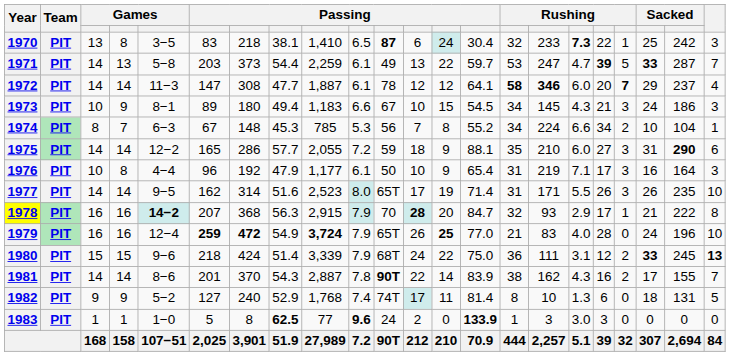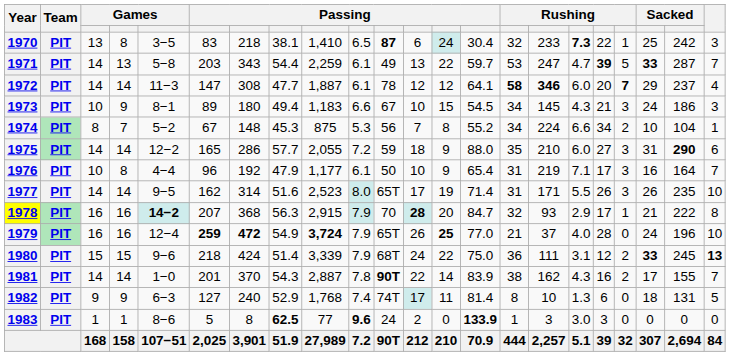(249, 63) 373 -> (249, 63) 343
(164, 127) 6−3 -> (164, 127) 5−2
(325, 127) 785 -> (325, 127) 875
(480, 149) 88.1 -> (480, 149) 88.0
(715, 170) 3 -> (715, 170) 7
(549, 234) 83 -> (549, 234) 37
(164, 277) 8−6 -> (164, 277) 1−0
(164, 298) 5−2 -> (164, 298) 6−3
(164, 319) 1−0 -> (164, 319) 8−6
